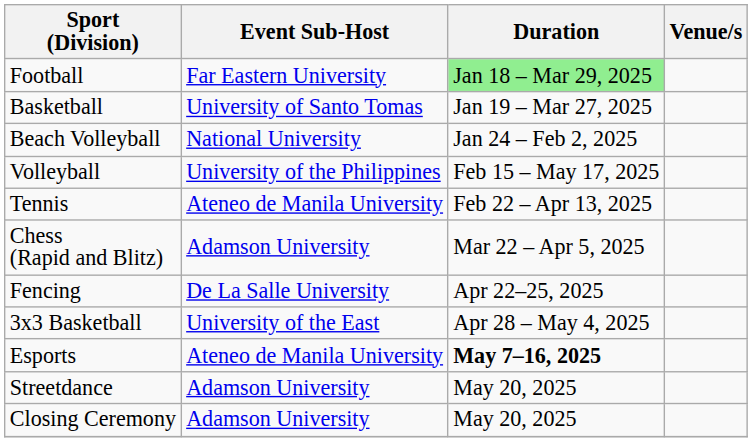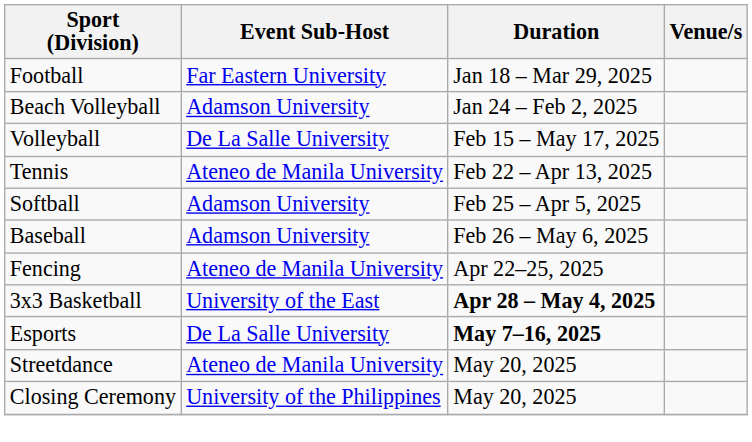(553, 74) lightgreen background -> (553, 74) no background
- row: (56, 107)
(274, 139) National University -> (278, 107) Adamson University
(313, 171) University of the Philippines -> (288, 139) De La Salle University
+ row: (45, 203)
+ row: (48, 236)
- row: (86, 247)
(288, 290) De La Salle University -> (315, 268) Ateneo de Manila University
(551, 322) normal -> (554, 300) bold
(315, 355) Ateneo de Manila University -> (288, 333) De La Salle University
(278, 387) Adamson University -> (315, 365) Ateneo de Manila University
(278, 419) Adamson University -> (313, 397) University of the Philippines
